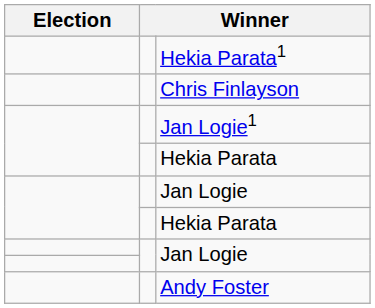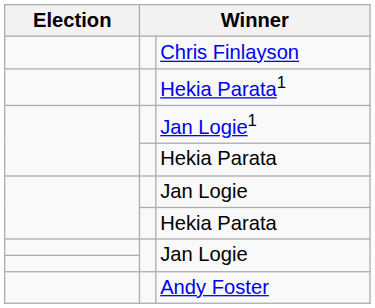rows swapped: (72, 90) <-> (72, 55)
